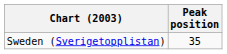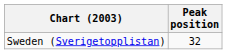(195, 41) 35 -> (195, 41) 32
